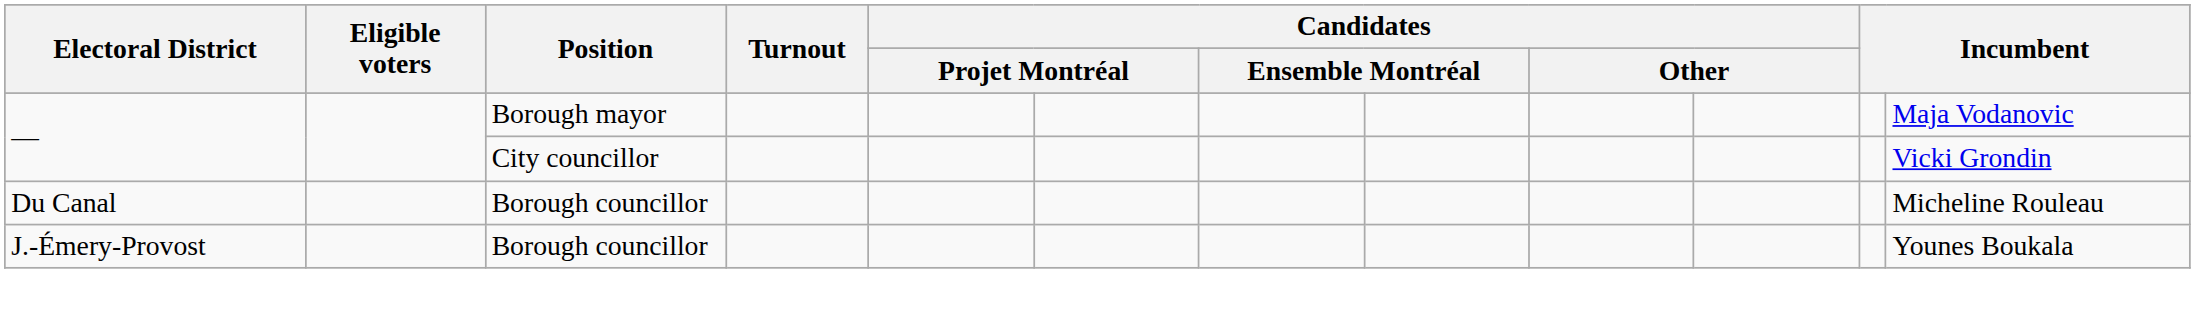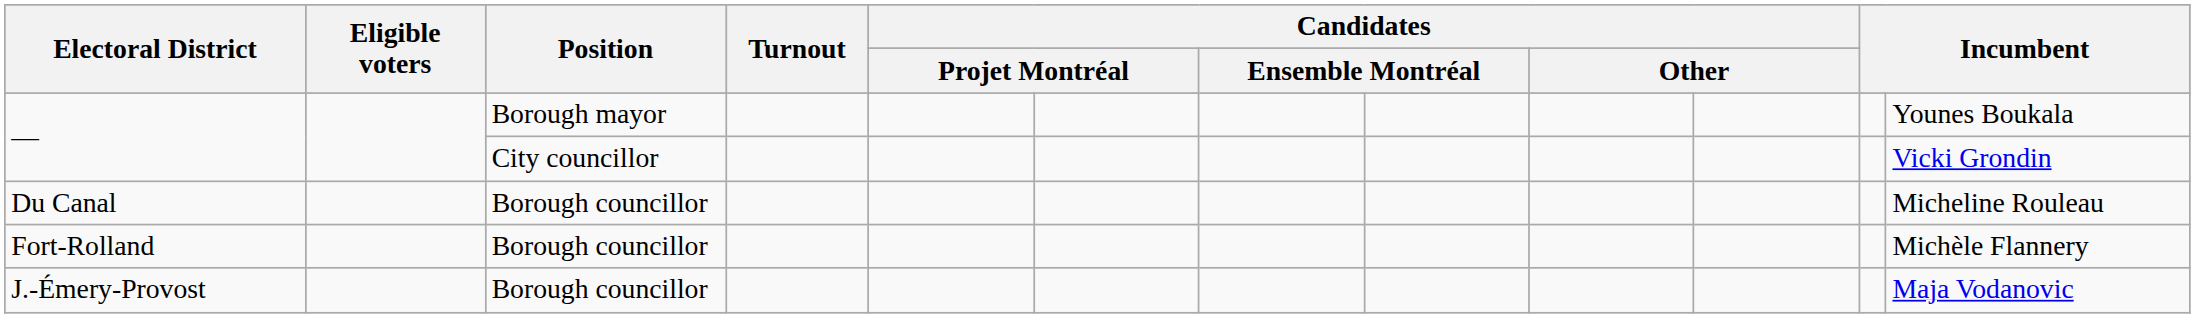(1983, 114) Maja Vodanovic -> (1983, 114) Younes Boukala
+ row: (83, 245)
(1983, 245) Younes Boukala -> (1983, 289) Maja Vodanovic
